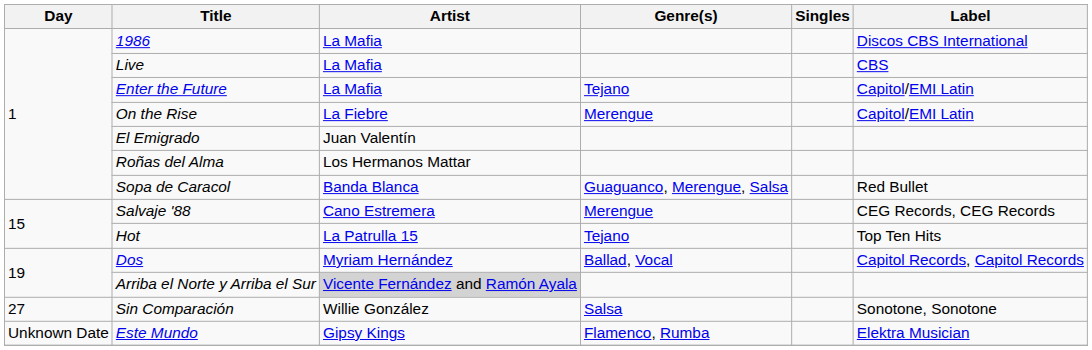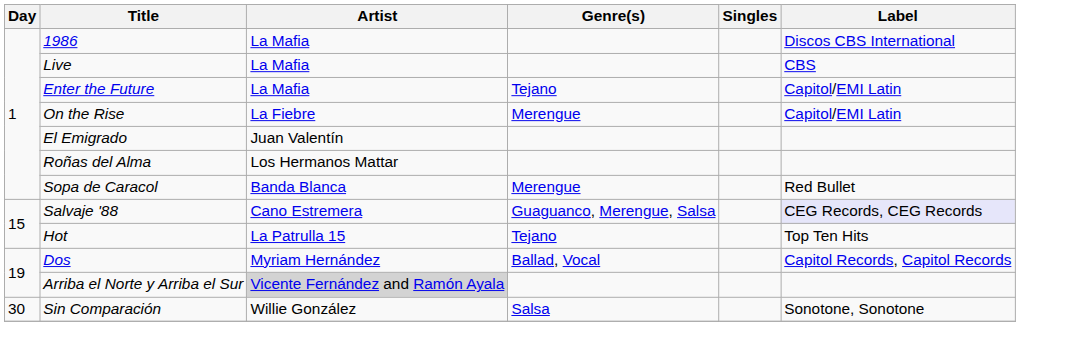(686, 187) Guaguanco, Merengue, Salsa -> (546, 187) Merengue
(619, 211) Merengue -> (613, 211) Guaguanco, Merengue, Salsa
(956, 211) no background -> (883, 211) lavender background
(17, 308) 27 -> (17, 308) 30
- row: (157, 333)
